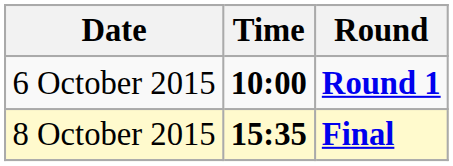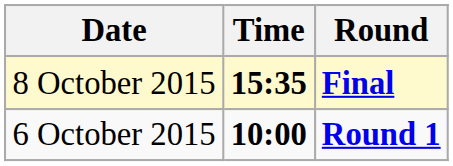rows swapped: (114, 82) <-> (114, 133)
